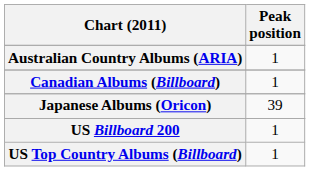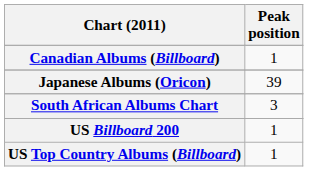- row: (125, 57)
+ row: (125, 105)
